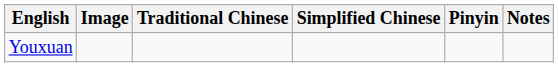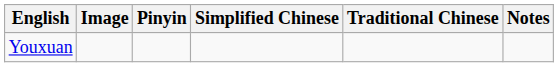columns swapped: (213, 18) <-> (474, 18)
